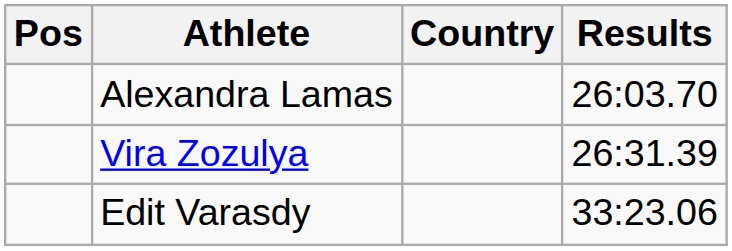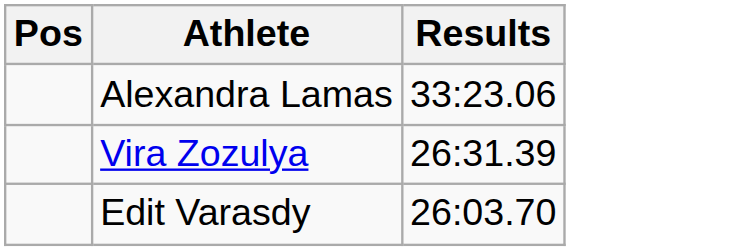- column: (482, 34)
(645, 93) 26:03.70 -> (483, 93) 33:23.06
(645, 213) 33:23.06 -> (483, 213) 26:03.70
